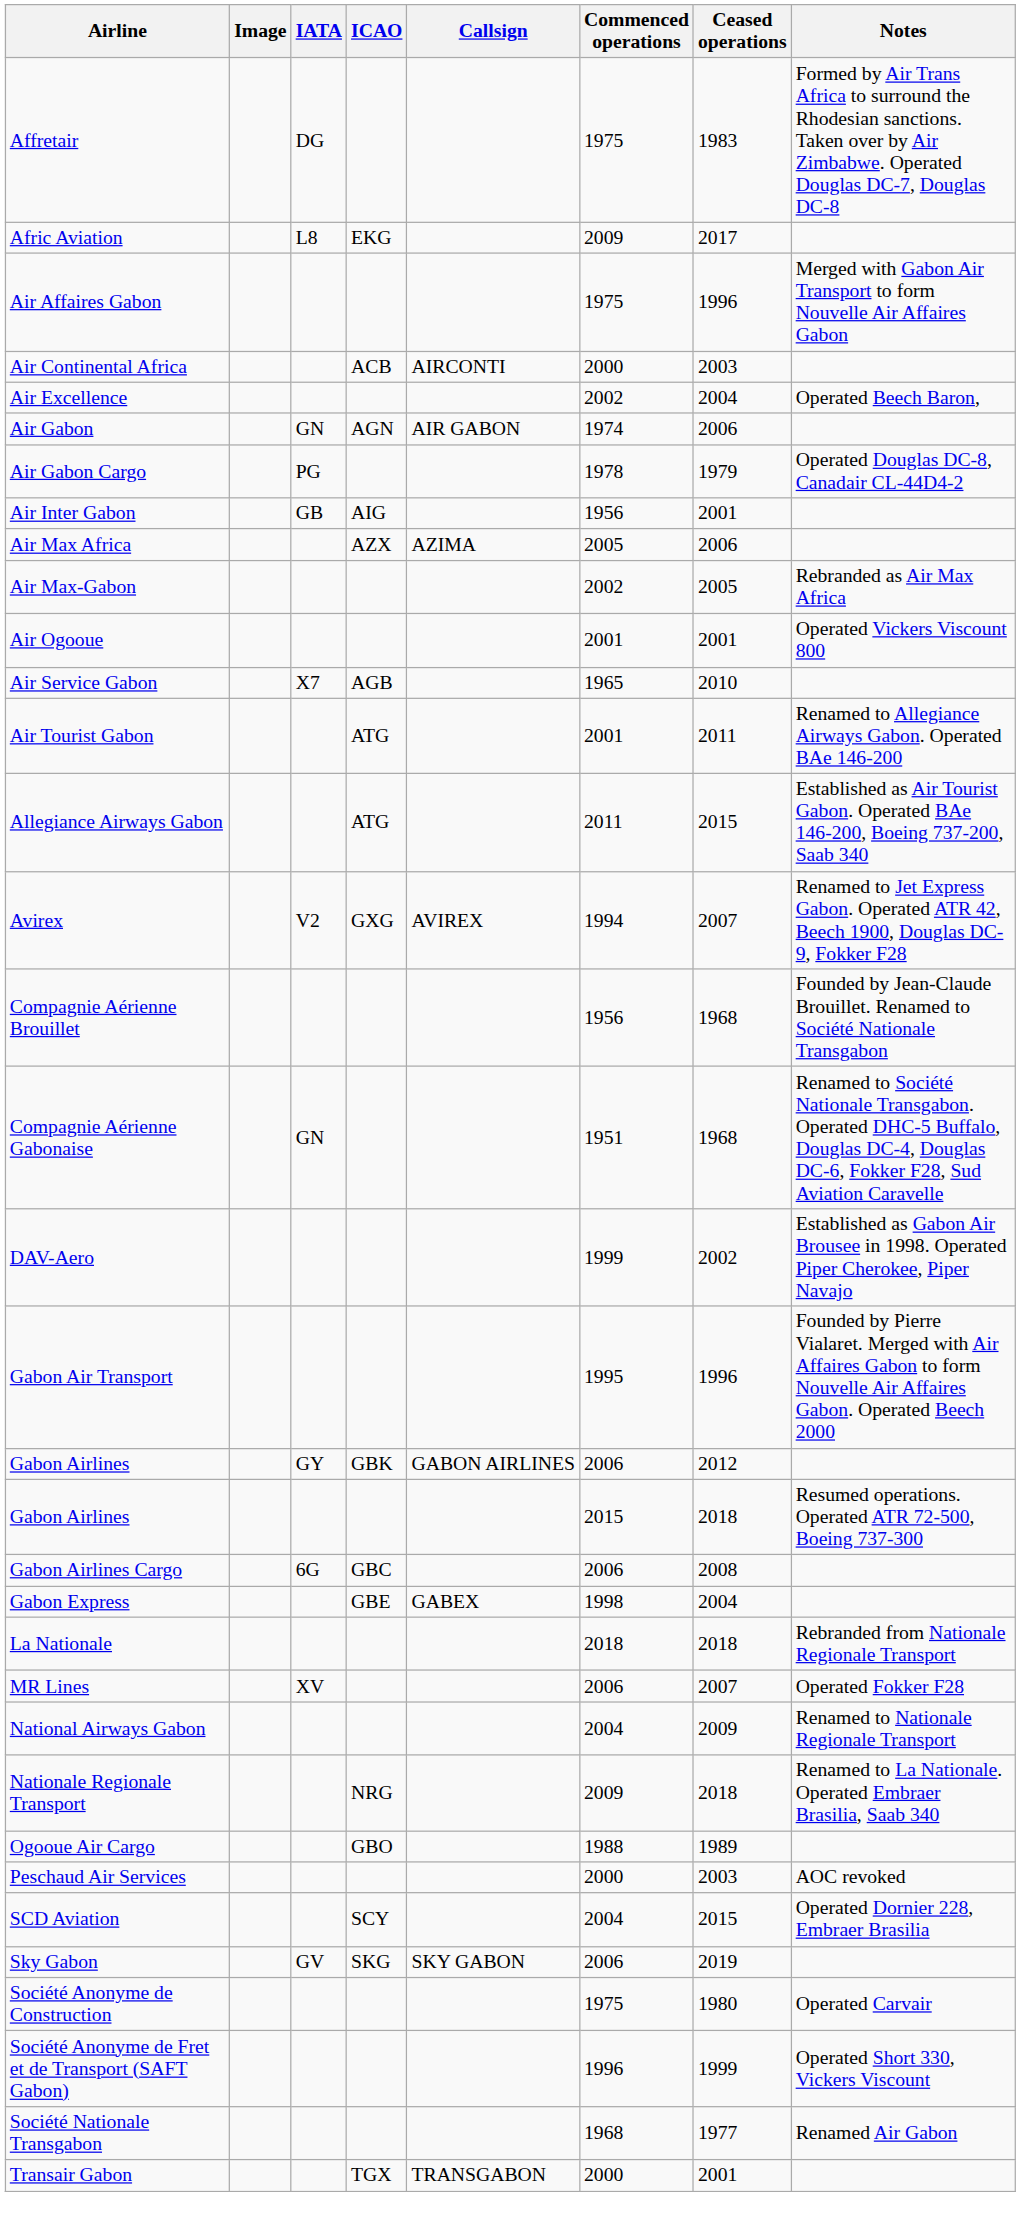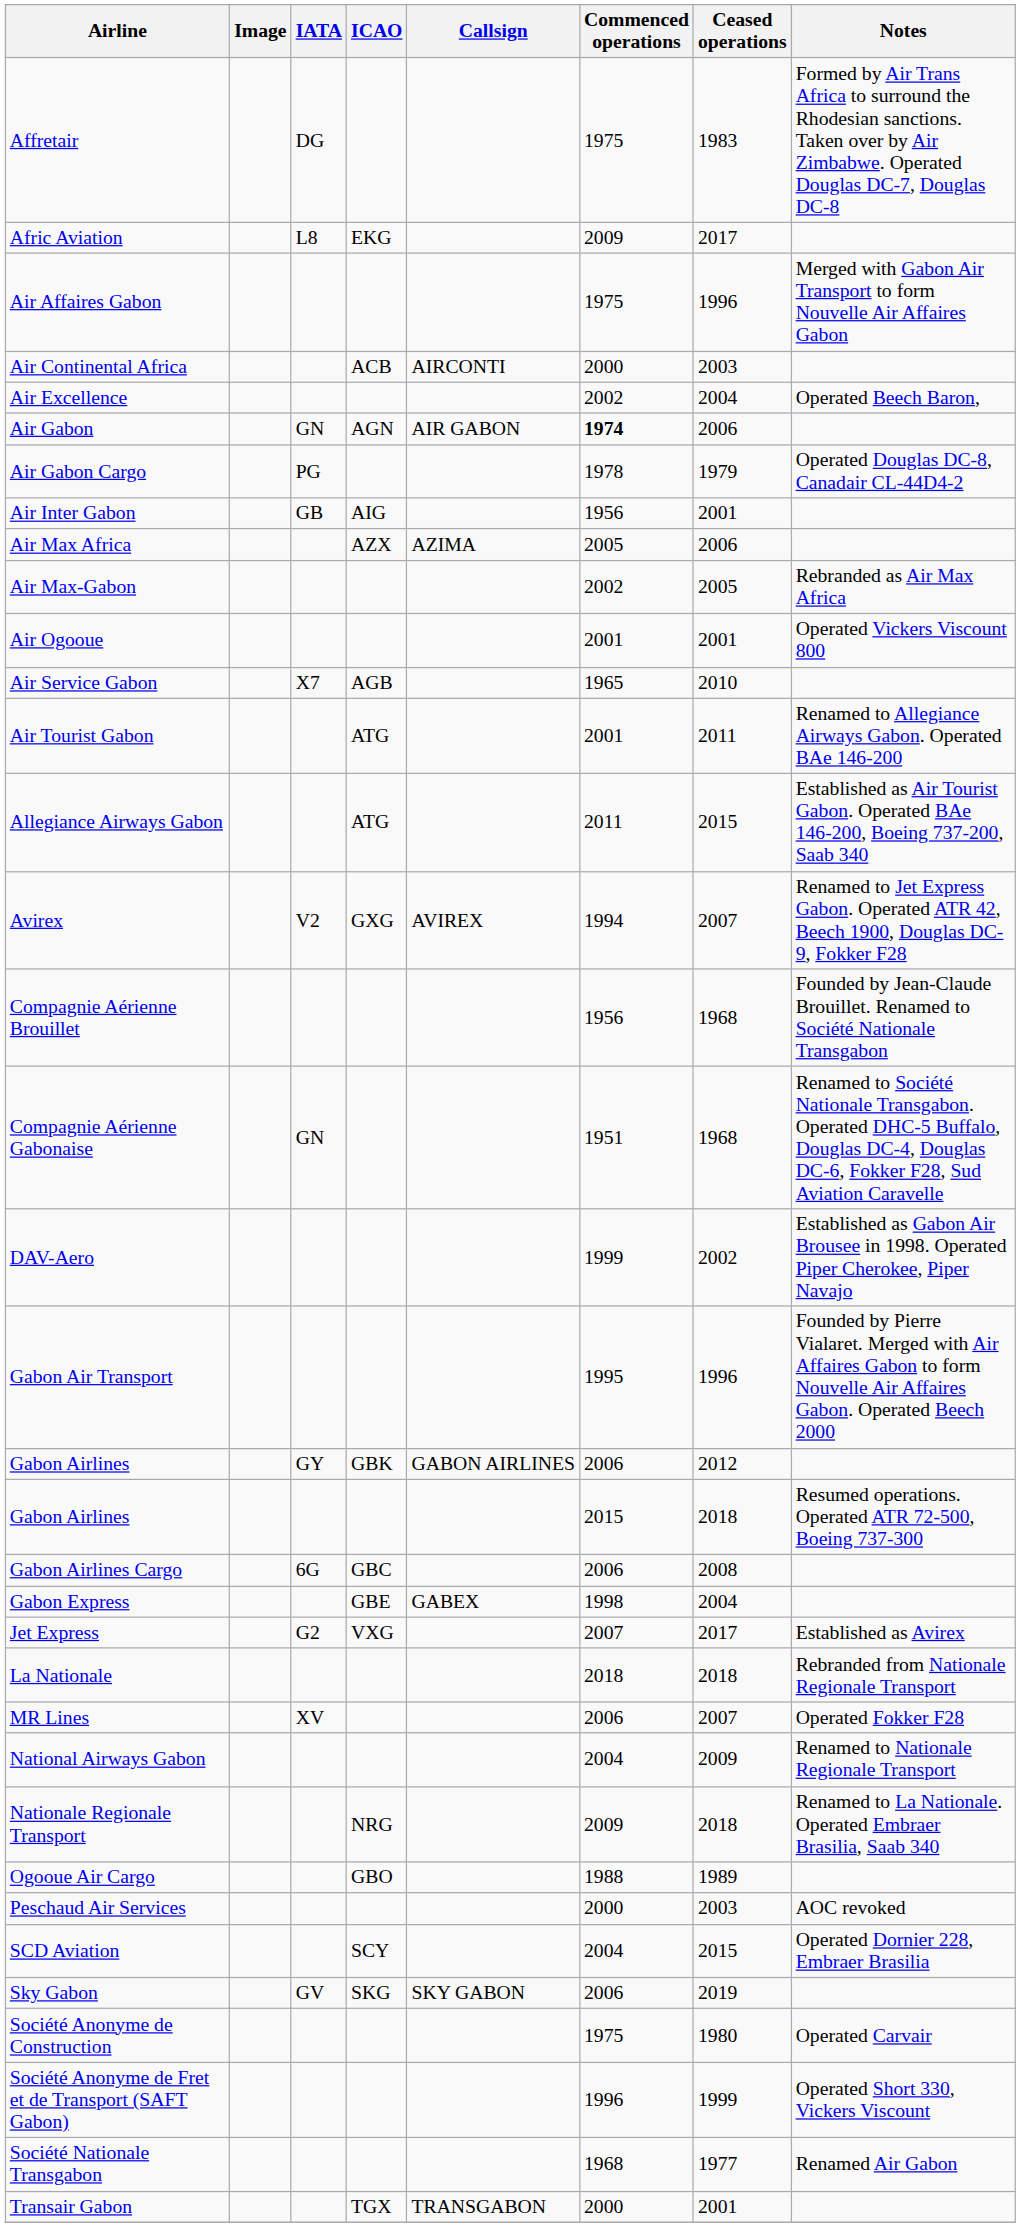(604, 428) normal -> (604, 428) bold
+ row: (54, 1632)
